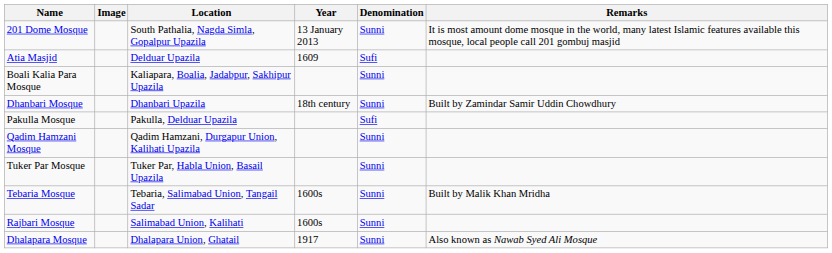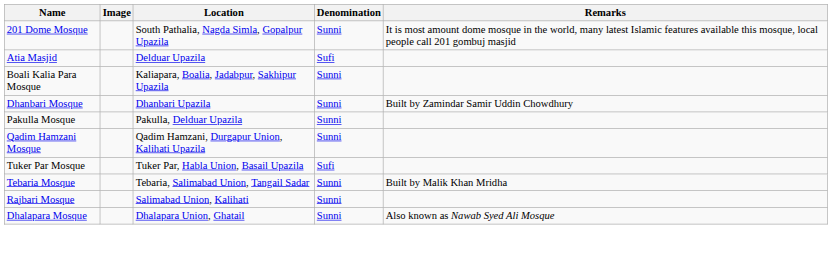- column: (326, 12)
(368, 120) Sufi -> (329, 120) Sunni
(372, 165) Sunni -> (326, 165) Sufi
